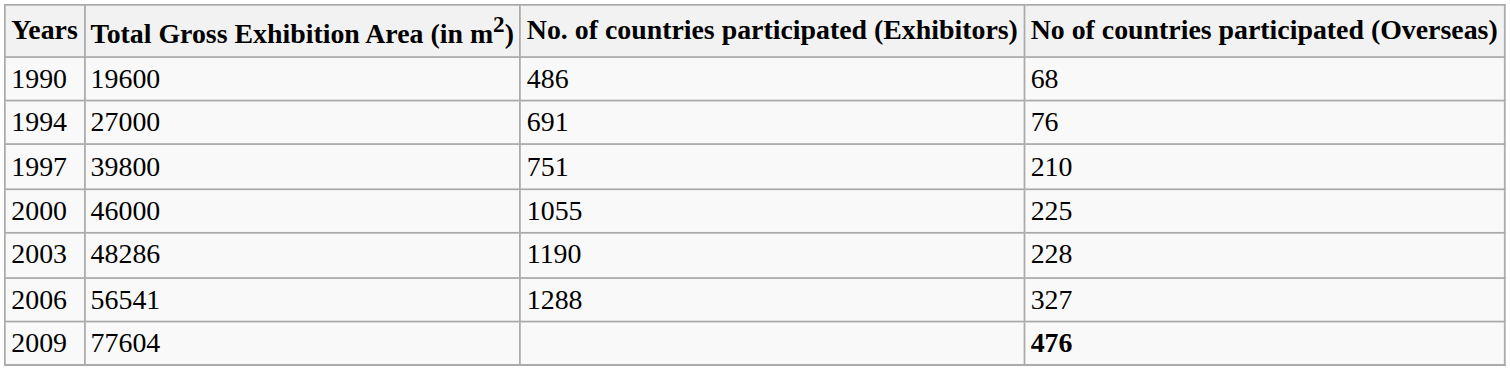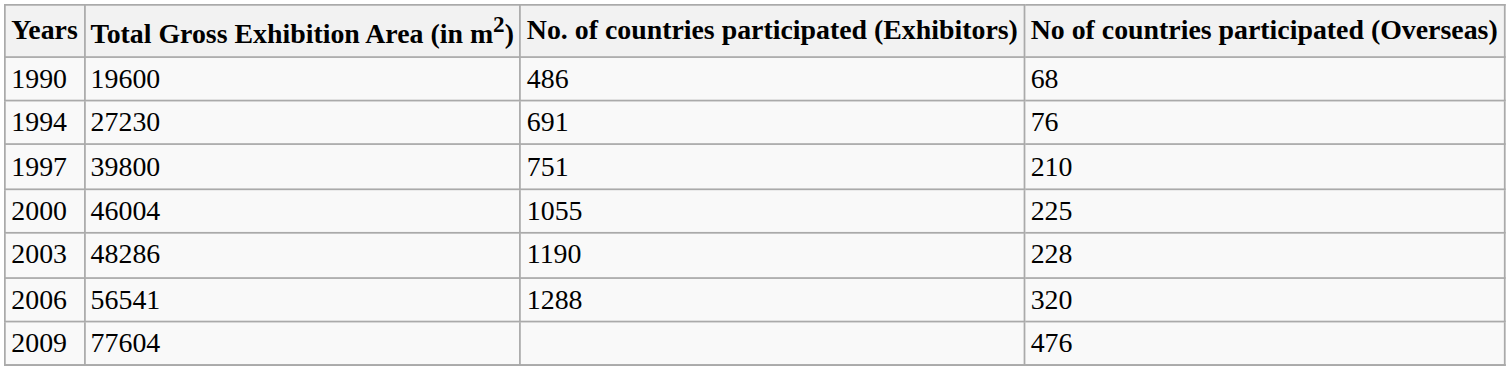(125, 122) 27000 -> (125, 122) 27230
(125, 210) 46000 -> (125, 210) 46004
(1052, 299) 327 -> (1052, 299) 320
(1052, 343) bold -> (1052, 343) normal
